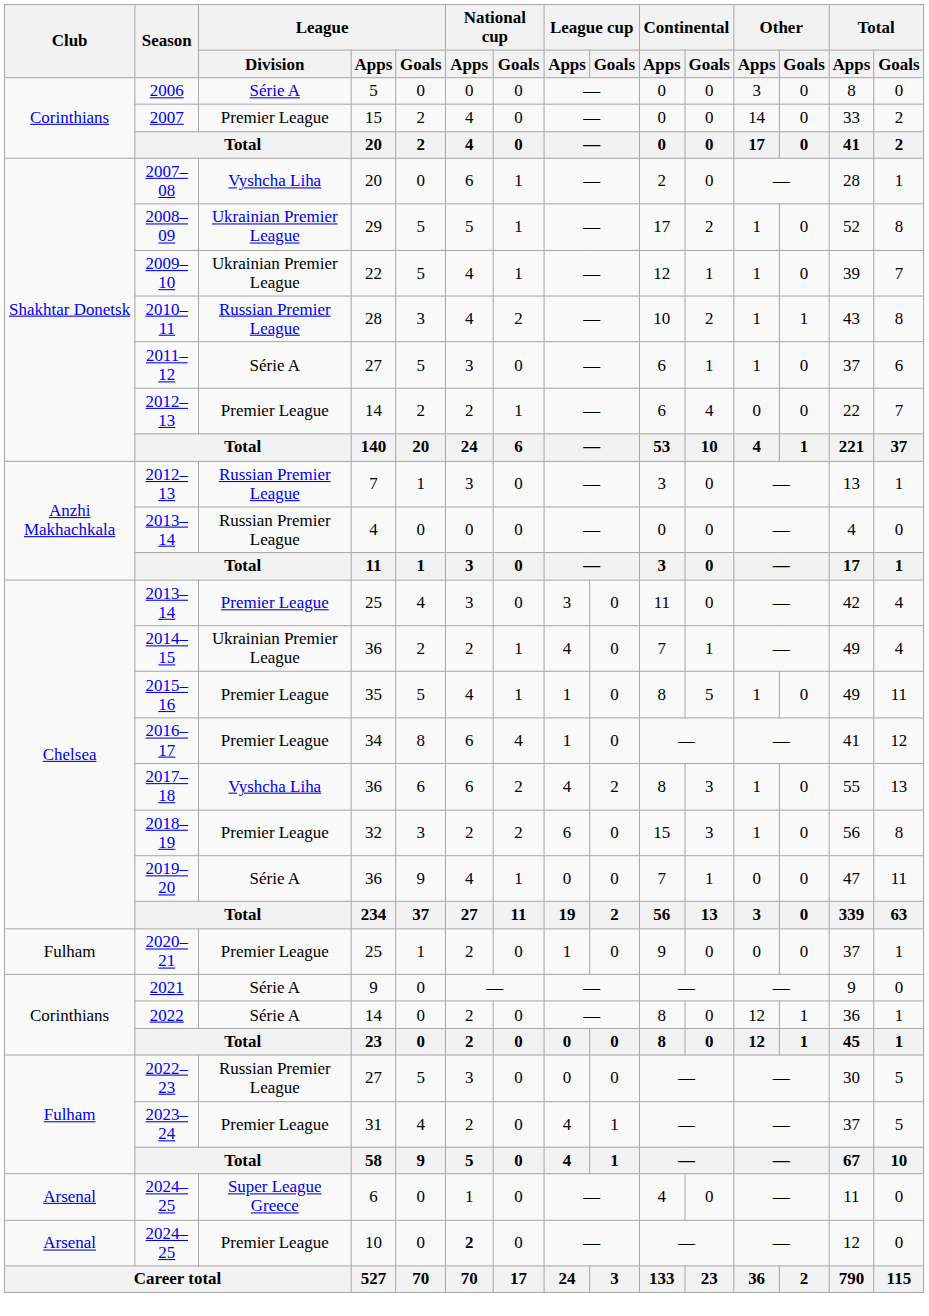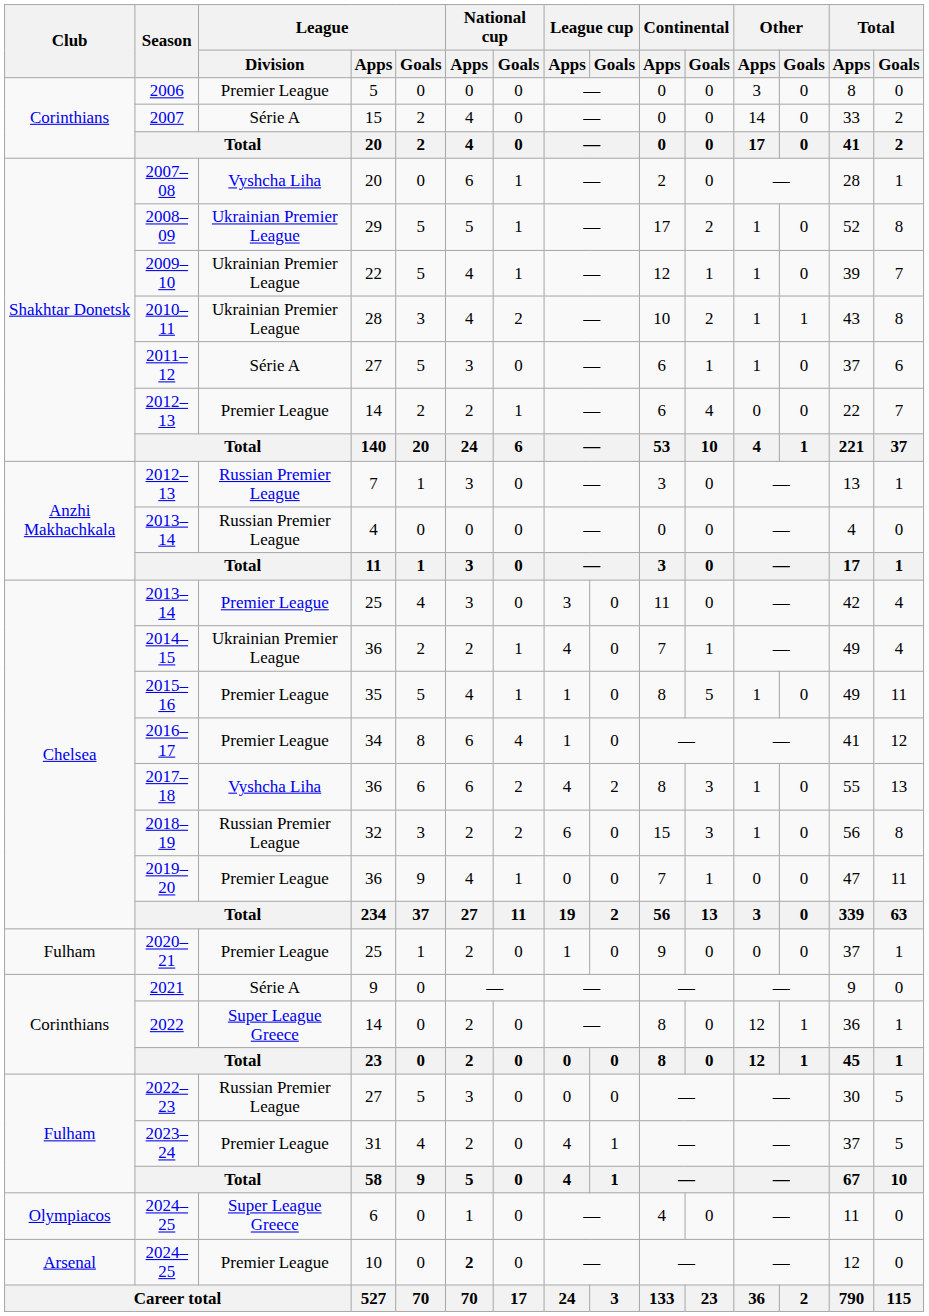(275, 90) Série A -> (275, 90) Premier League
(275, 117) Premier League -> (275, 117) Série A
(275, 318) Russian Premier League -> (275, 318) Ukrainian Premier League
(275, 832) Premier League -> (275, 832) Russian Premier League
(275, 878) Série A -> (275, 878) Premier League
(275, 1014) Série A -> (275, 1024) Super League Greece
(70, 1196) Arsenal -> (70, 1216) Olympiacos
